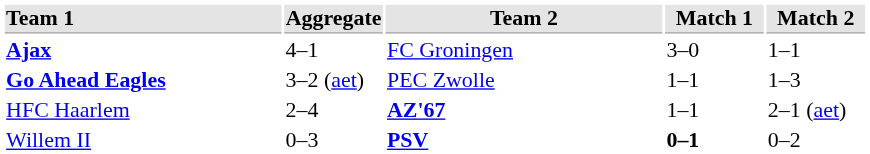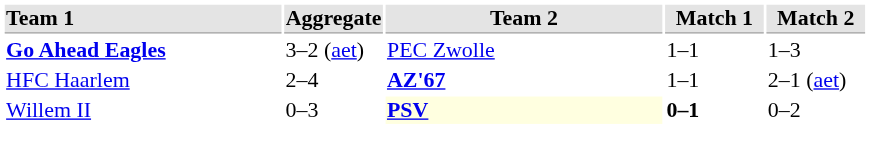- row: (29, 49)
(408, 140) no background -> (408, 110) lightyellow background
